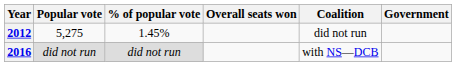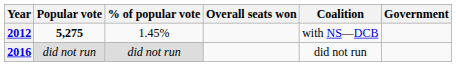(69, 33) normal -> (69, 33) bold
(340, 33) did not run -> (340, 33) with NS—DCB
(340, 52) with NS—DCB -> (340, 52) did not run
